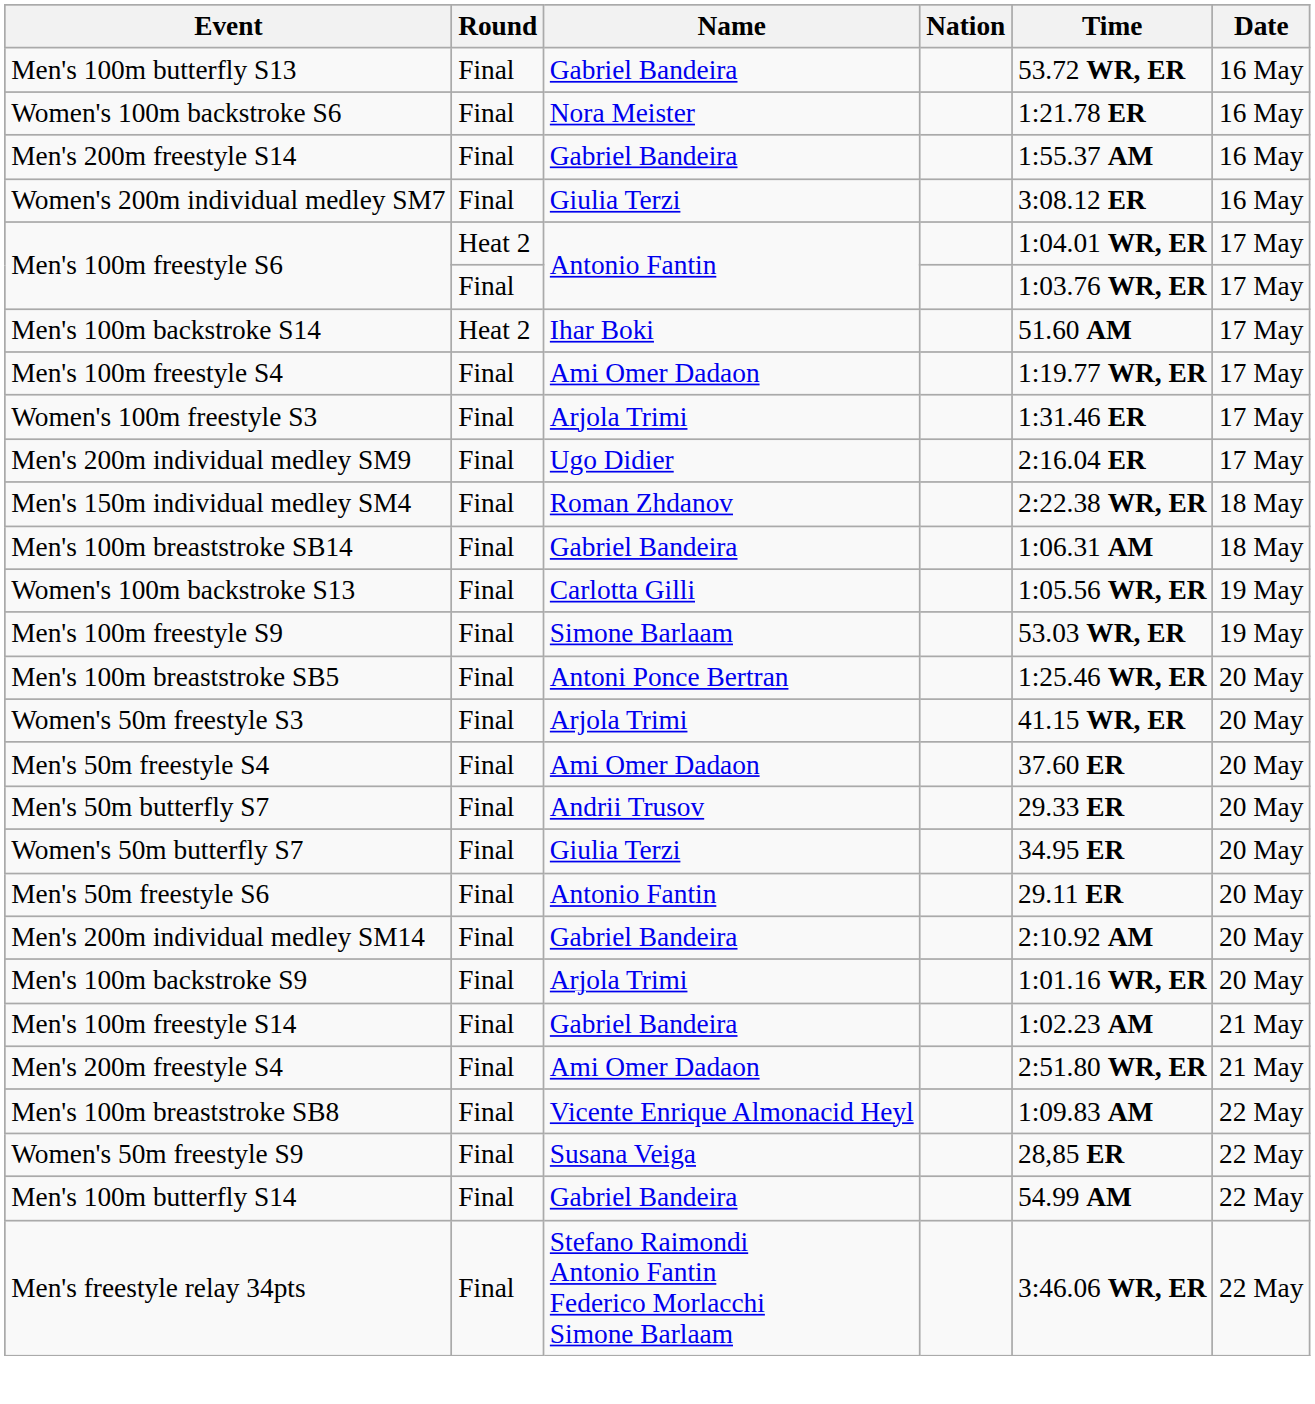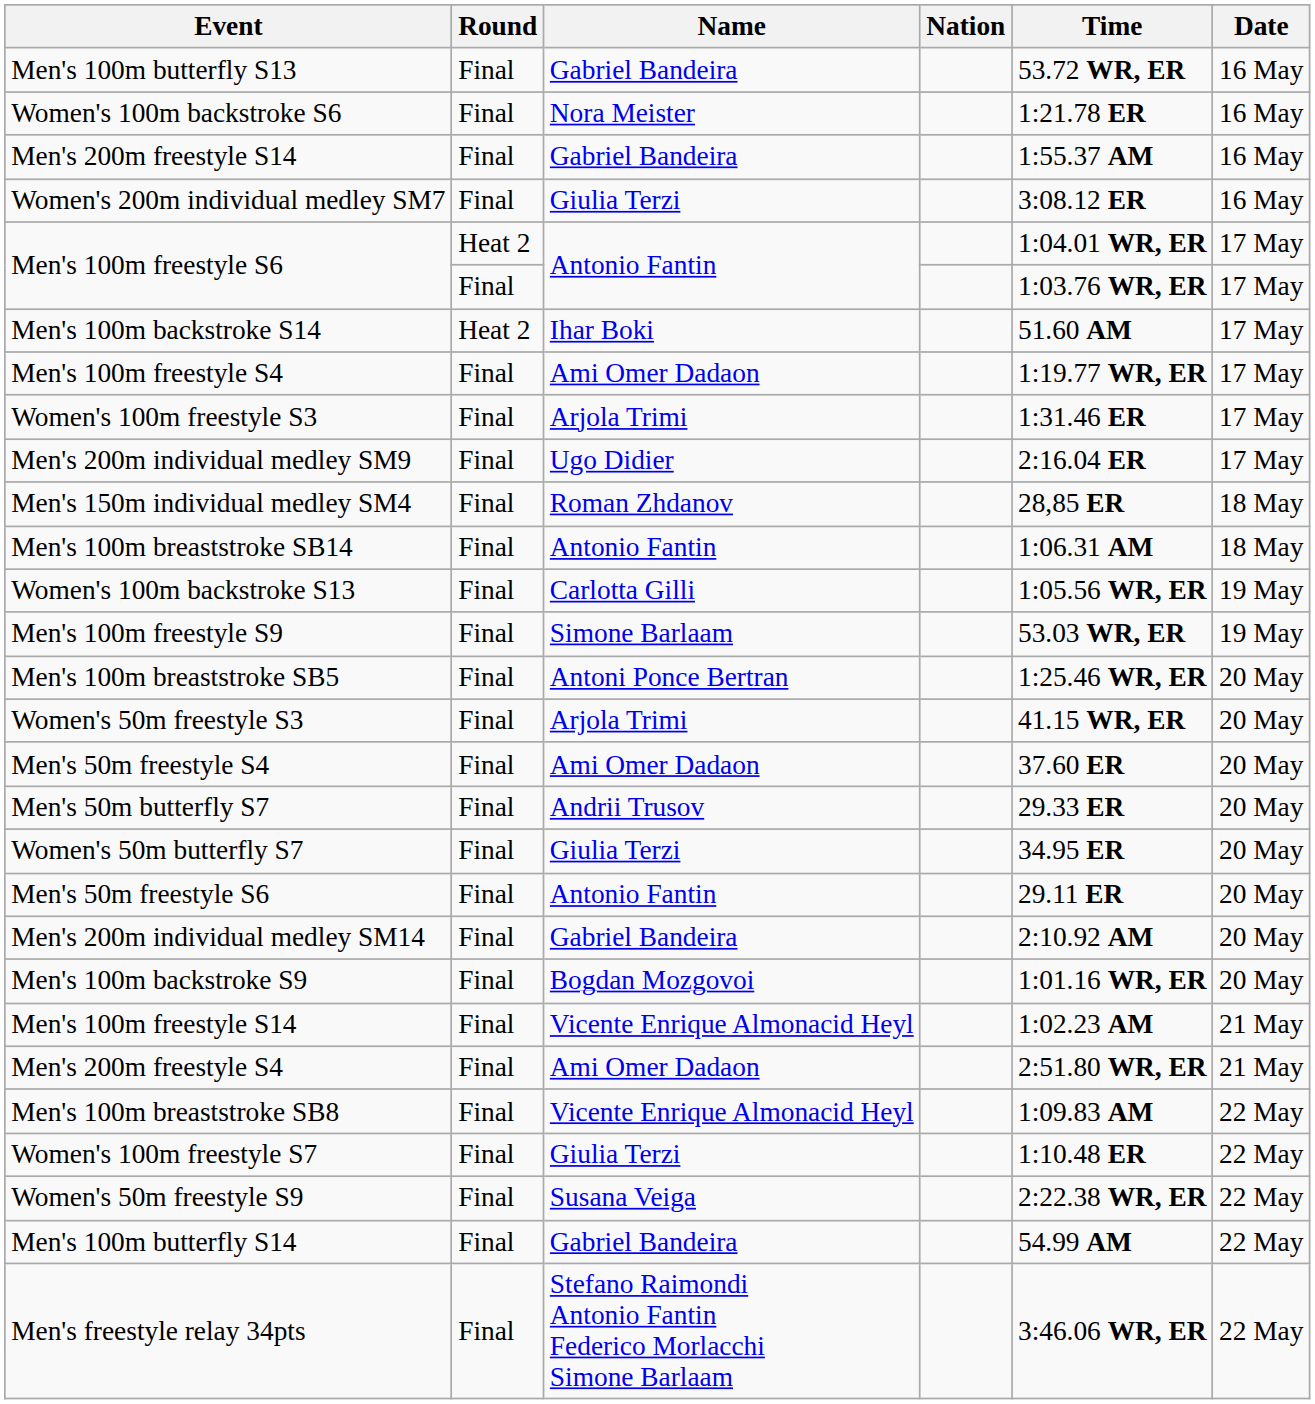(1112, 503) 2:22.38 WR, ER -> (1071, 503) 28,85 ER
(644, 546) Gabriel Bandeira -> (633, 546) Antonio Fantin
(619, 980) Arjola Trimi -> (652, 980) Bogdan Mozgovoi
(644, 1024) Gabriel Bandeira -> (732, 1024) Vicente Enrique Almonacid Heyl
+ row: (164, 1154)
(1071, 1154) 28,85 ER -> (1112, 1197) 2:22.38 WR, ER
